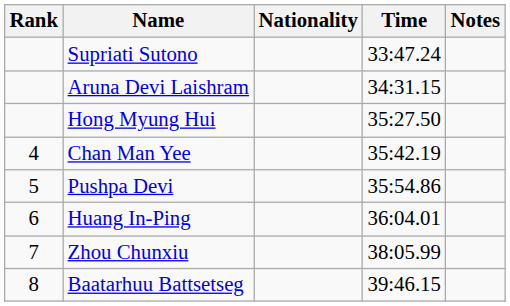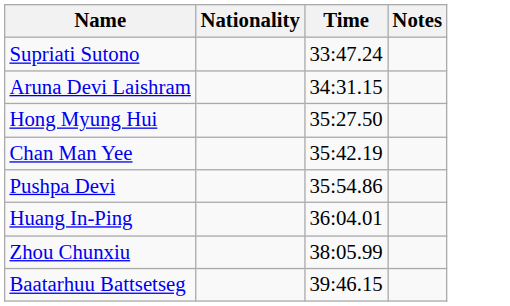- column: (34, 20)
